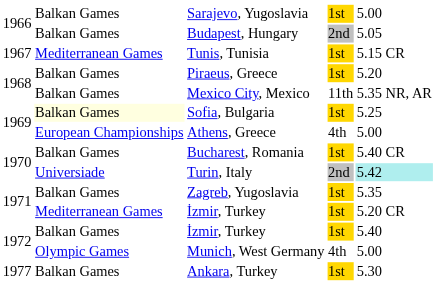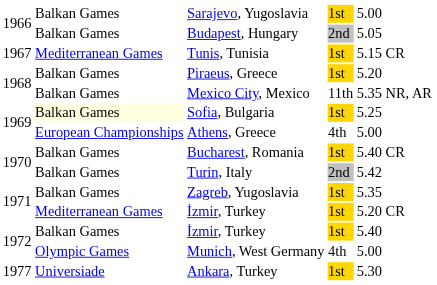(70, 172) Universiade -> (77, 172) Balkan Games
(369, 172) paleturquoise background -> (369, 172) no background
(77, 271) Balkan Games -> (70, 271) Universiade
